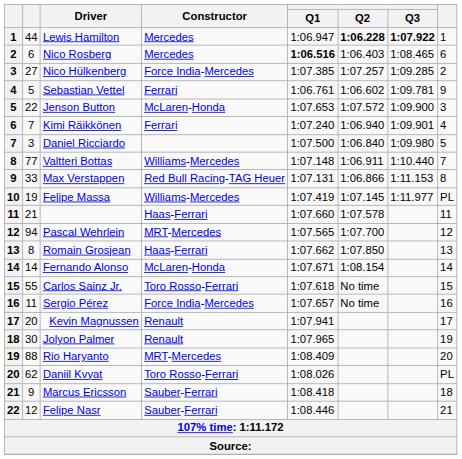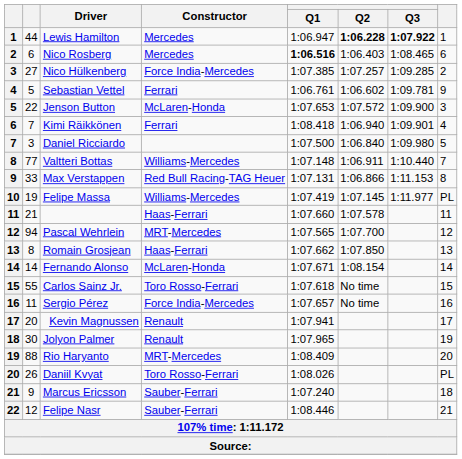(312, 125) 1:07.240 -> (312, 125) 1:08.418
(31, 374) 62 -> (31, 374) 26
(312, 392) 1:08.418 -> (312, 392) 1:07.240
